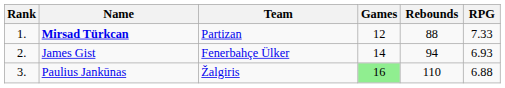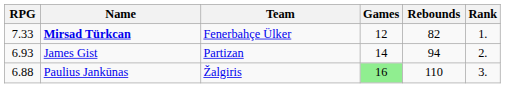columns swapped: (22, 14) <-> (482, 14)
(222, 33) Partizan -> (247, 33) Fenerbahçe Ülker
(432, 33) 88 -> (434, 33) 82
(245, 53) Fenerbahçe Ülker -> (224, 53) Partizan
